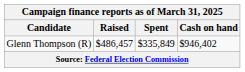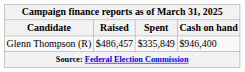(198, 43) $946,402 -> (198, 43) $946,400
